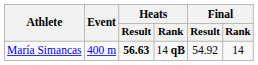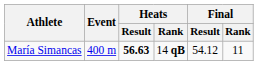(205, 51) 54.92 -> (205, 51) 54.12
(238, 51) 14 -> (238, 51) 11
